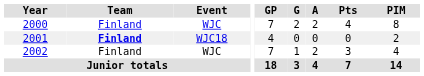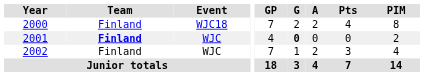(212, 24) WJC -> (212, 24) WJC18
(212, 38) WJC18 -> (212, 38) WJC
(297, 38) normal -> (297, 38) bold
